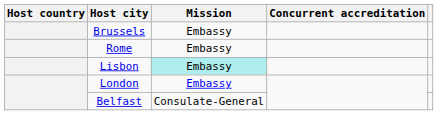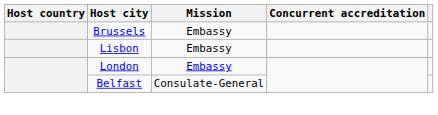- row: (119, 48)
(209, 66) paleturquoise background -> (209, 48) no background
